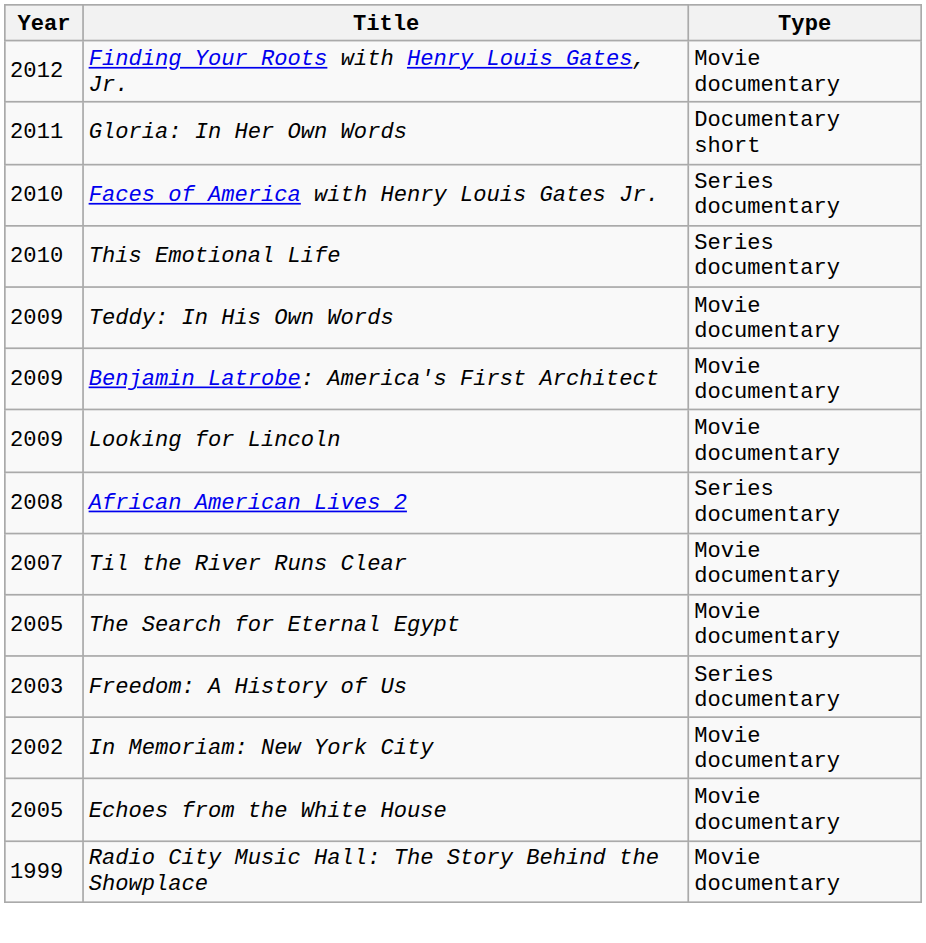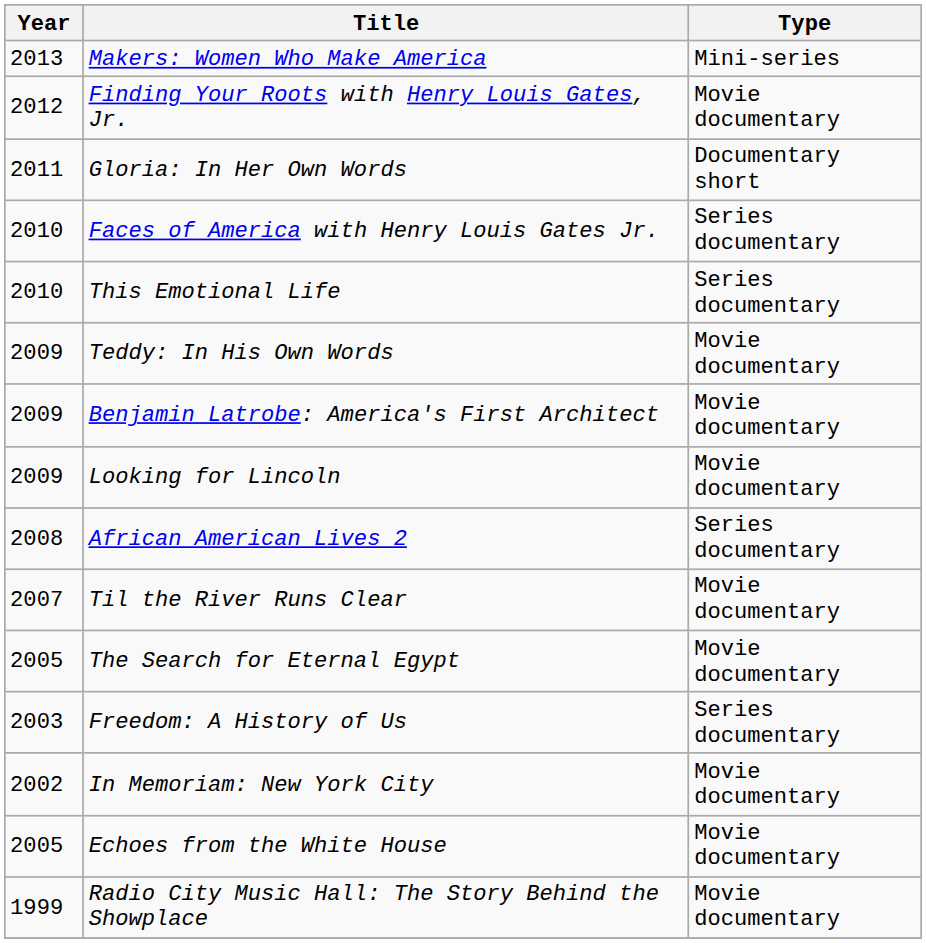+ row: (288, 59)
